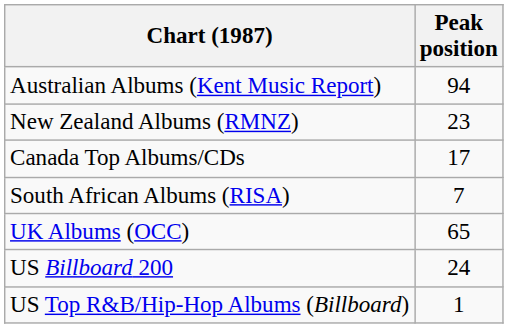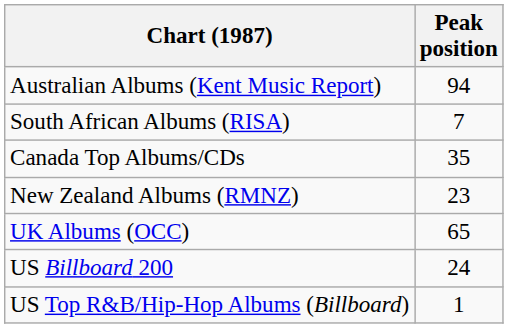rows swapped: (150, 194) <-> (154, 121)
(459, 158) 17 -> (459, 158) 35
